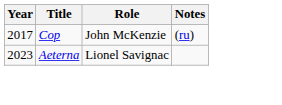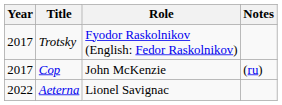+ row: (57, 42)
(20, 55) 2023 -> (20, 89) 2022
